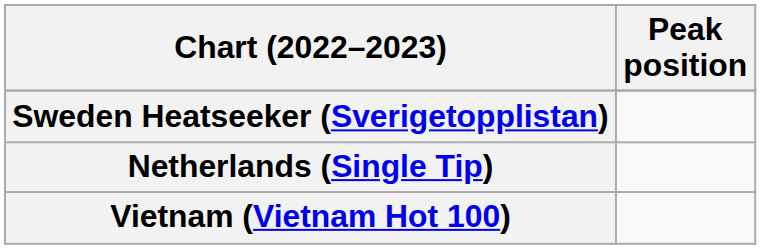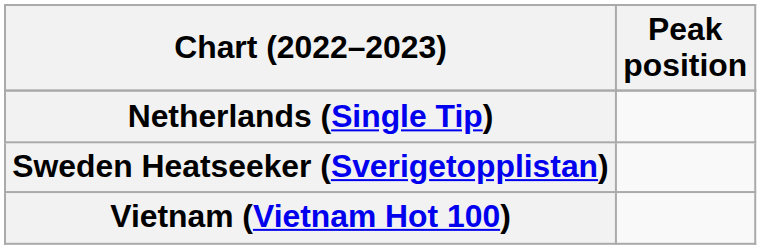rows swapped: (310, 166) <-> (310, 116)
